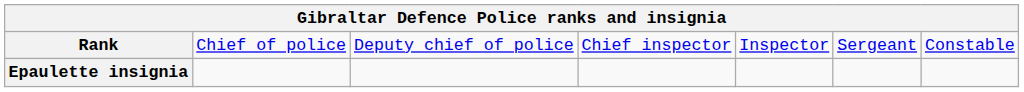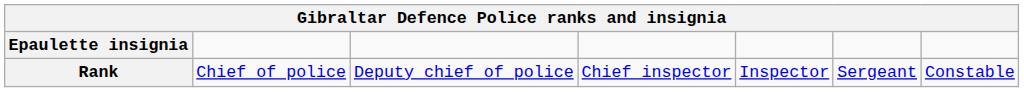rows swapped: (98, 45) <-> (98, 72)
